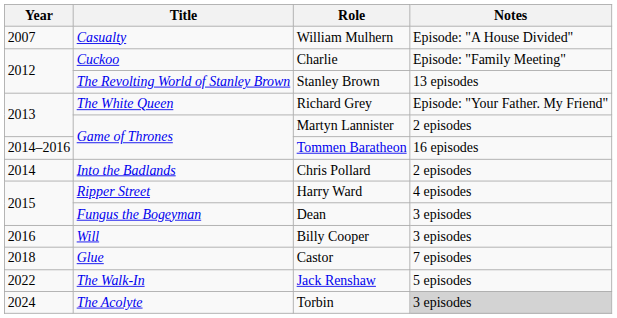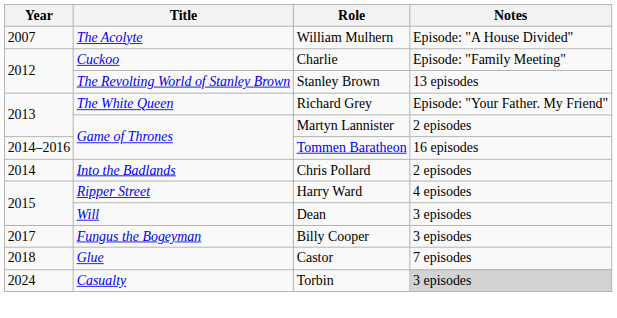(101, 37) Casualty -> (110, 37) The Acolyte
(139, 214) Fungus the Bogeyman -> (88, 214) Will
(22, 236) 2016 -> (22, 236) 2017
(88, 236) Will -> (139, 236) Fungus the Bogeyman
- row: (336, 280)
(110, 302) The Acolyte -> (101, 280) Casualty
